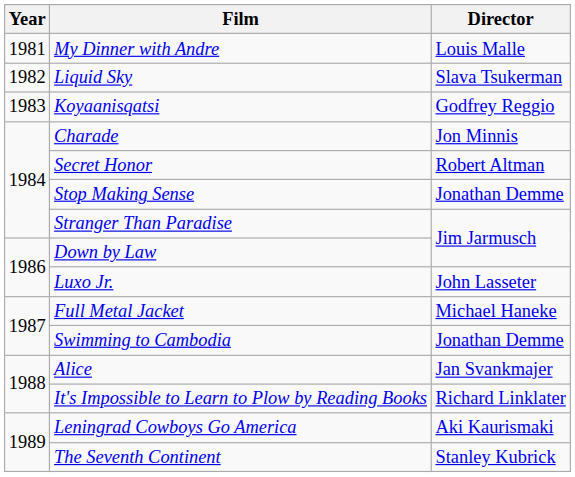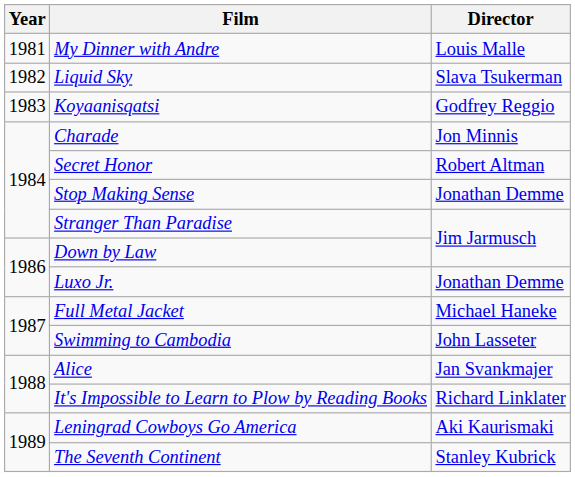(486, 281) John Lasseter -> (500, 281) Jonathan Demme
(500, 340) Jonathan Demme -> (486, 340) John Lasseter
